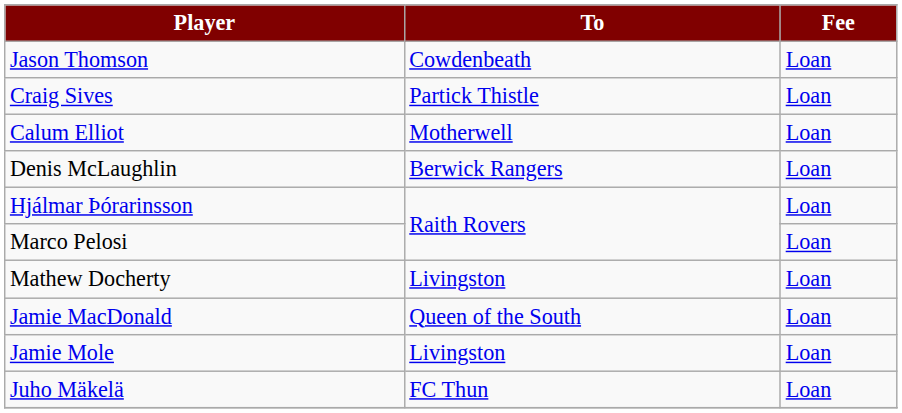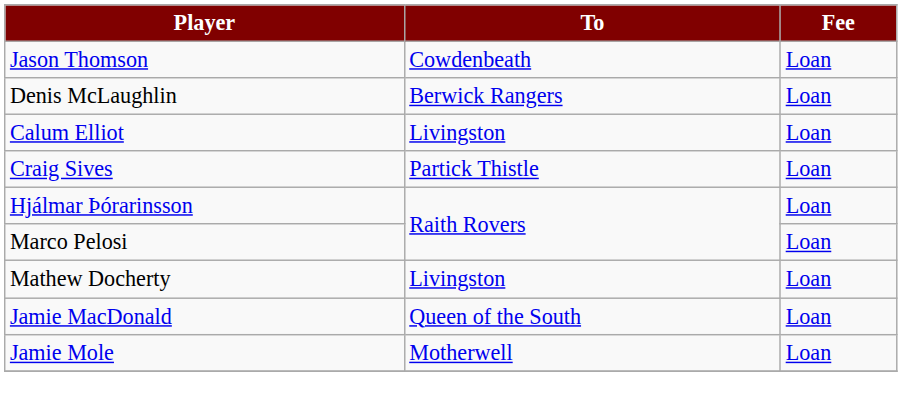rows swapped: (61, 96) <-> (93, 169)
(461, 132) Motherwell -> (457, 132) Livingston
(457, 352) Livingston -> (461, 352) Motherwell
- row: (67, 388)
